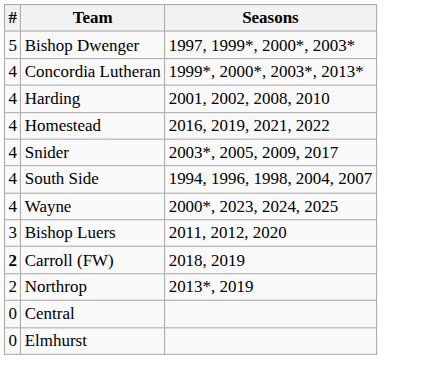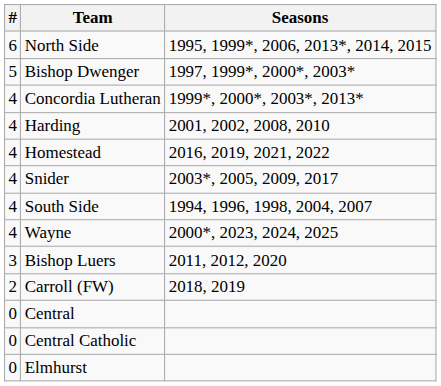+ row: (62, 44)
(13, 260) bold -> (13, 286) normal
- row: (56, 286)
+ row: (81, 340)
